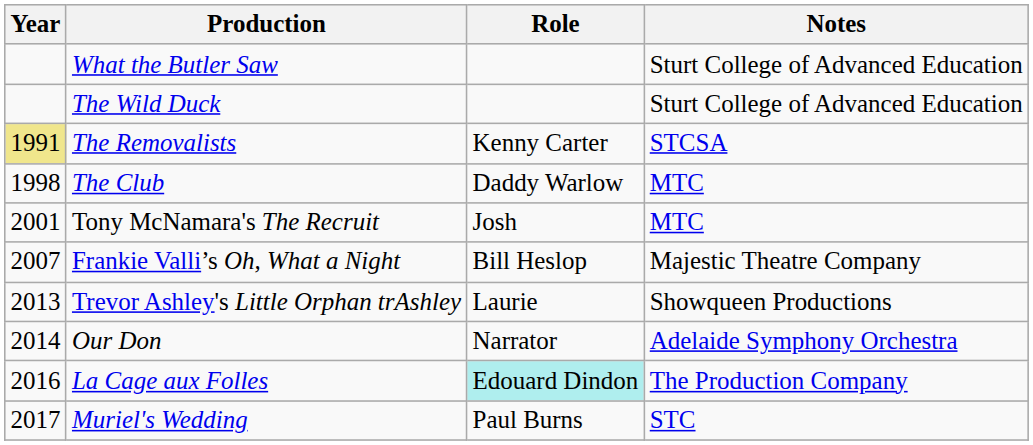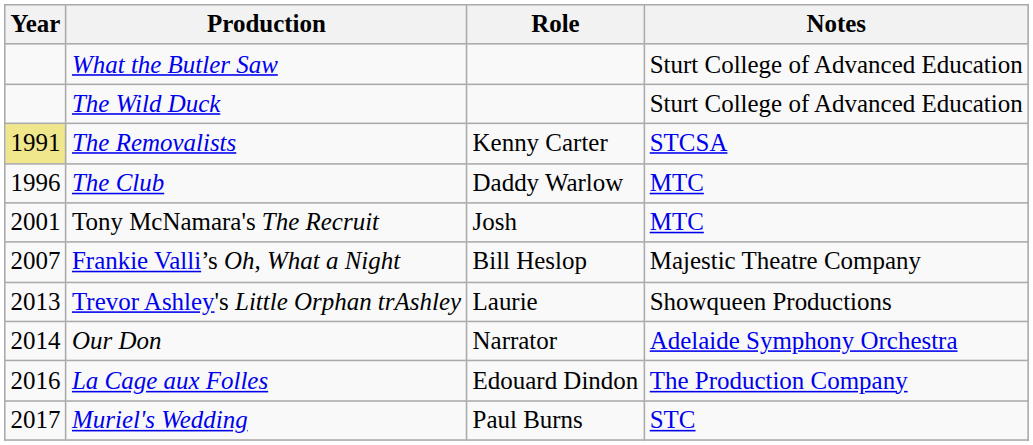(35, 182) 1998 -> (35, 182) 1996
(555, 380) paleturquoise background -> (555, 380) no background
